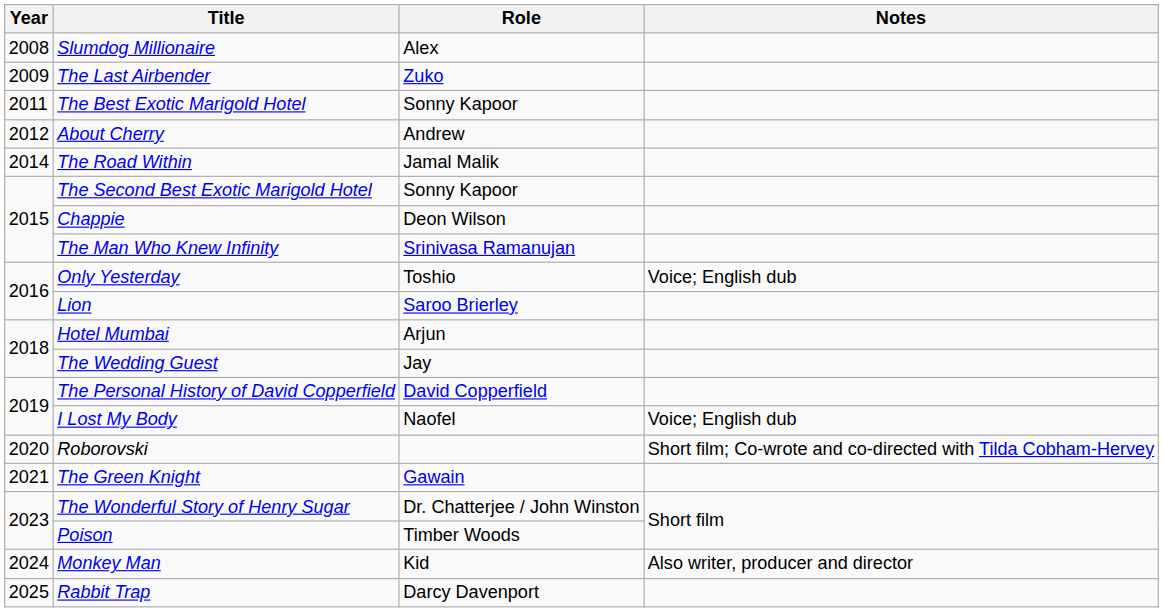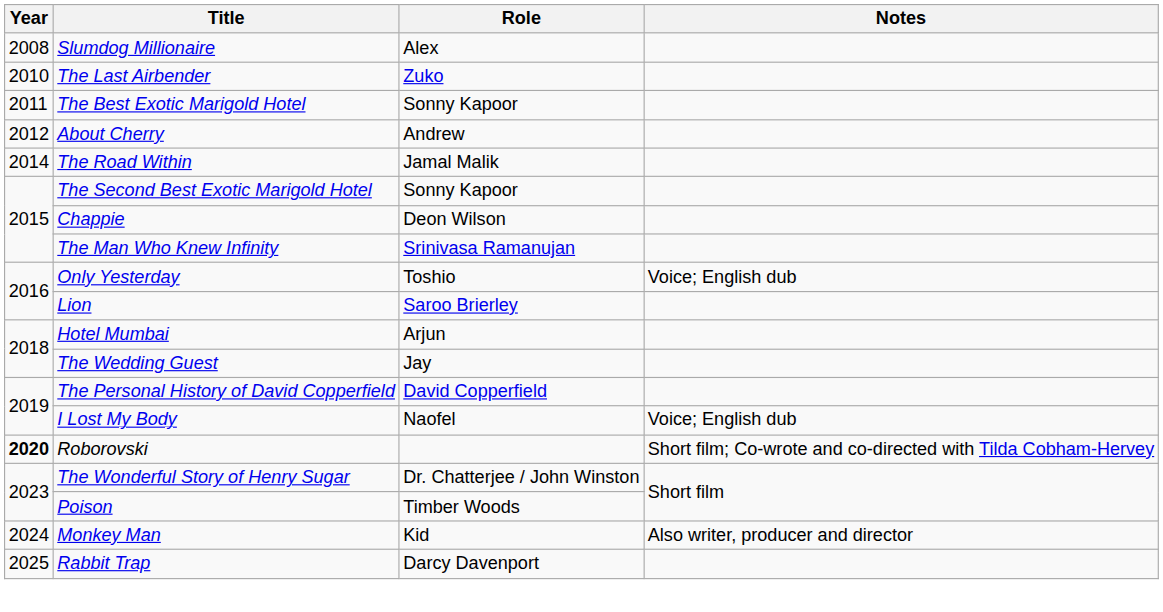(29, 76) 2009 -> (29, 76) 2010
(29, 448) normal -> (29, 448) bold
- row: (129, 477)
